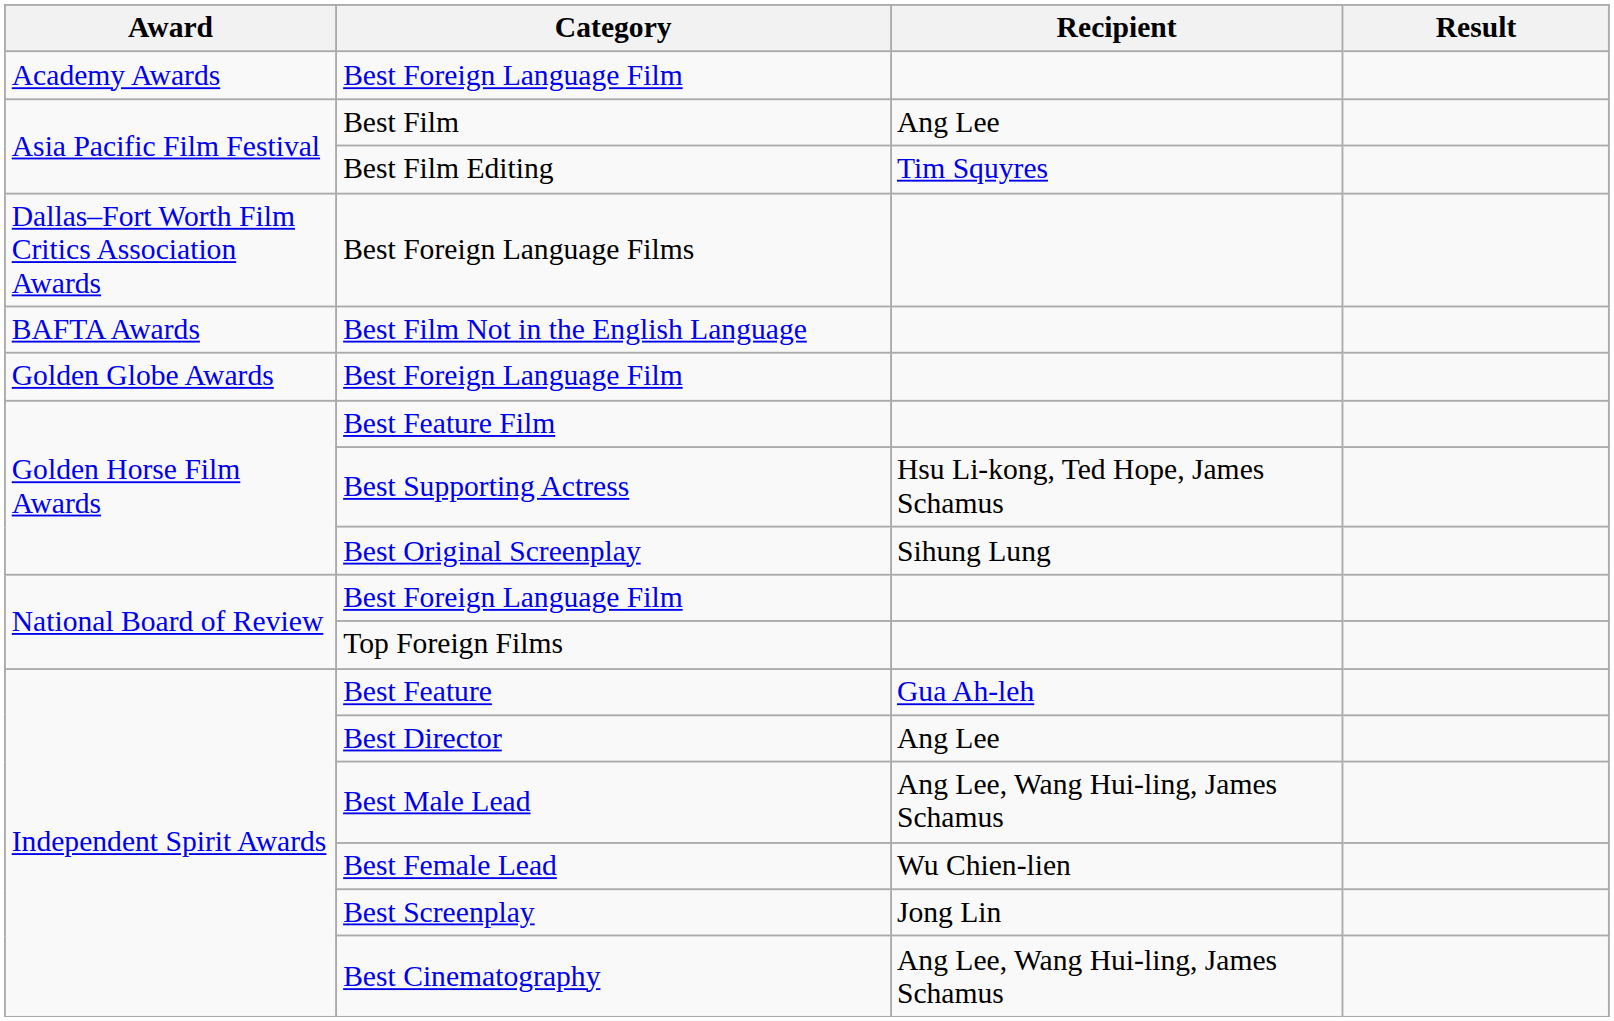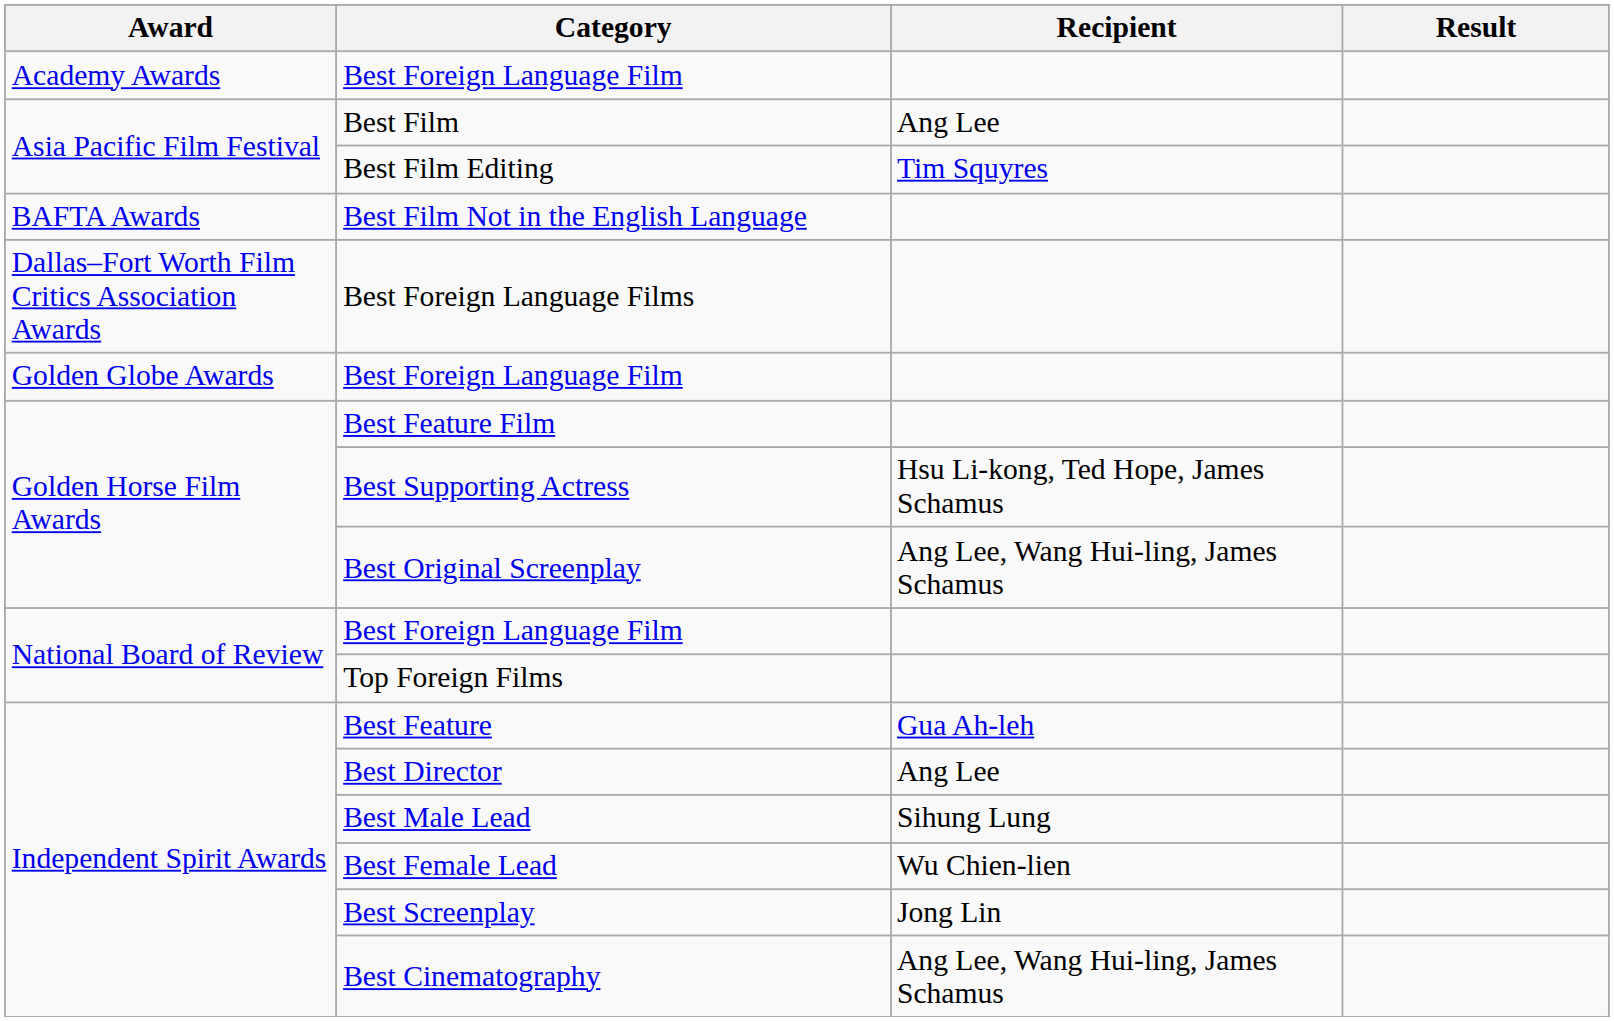rows swapped: (106, 329) <-> (153, 249)
(974, 550) Sihung Lung -> (1087, 567) Ang Lee, Wang Hui-ling, James Schamus
(1087, 801) Ang Lee, Wang Hui-ling, James Schamus -> (974, 818) Sihung Lung
